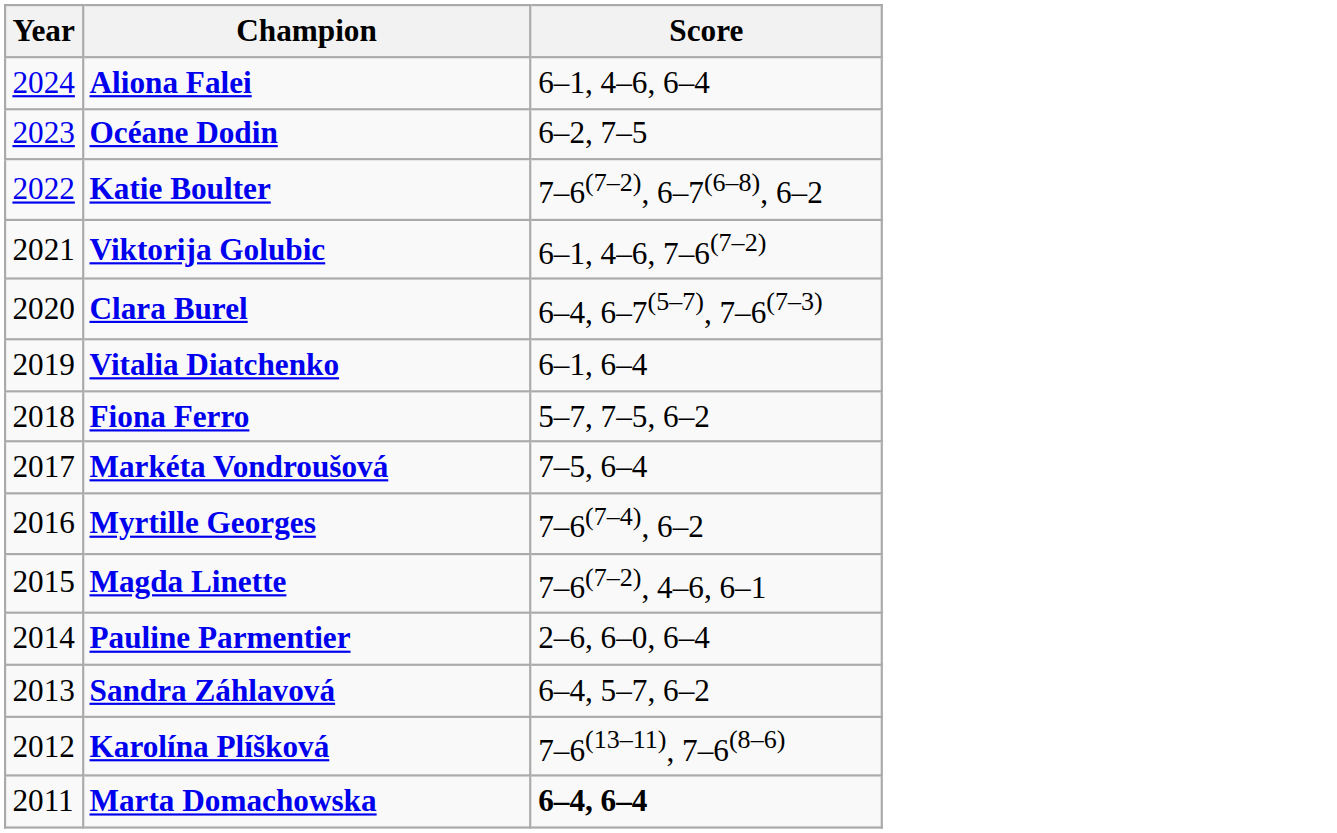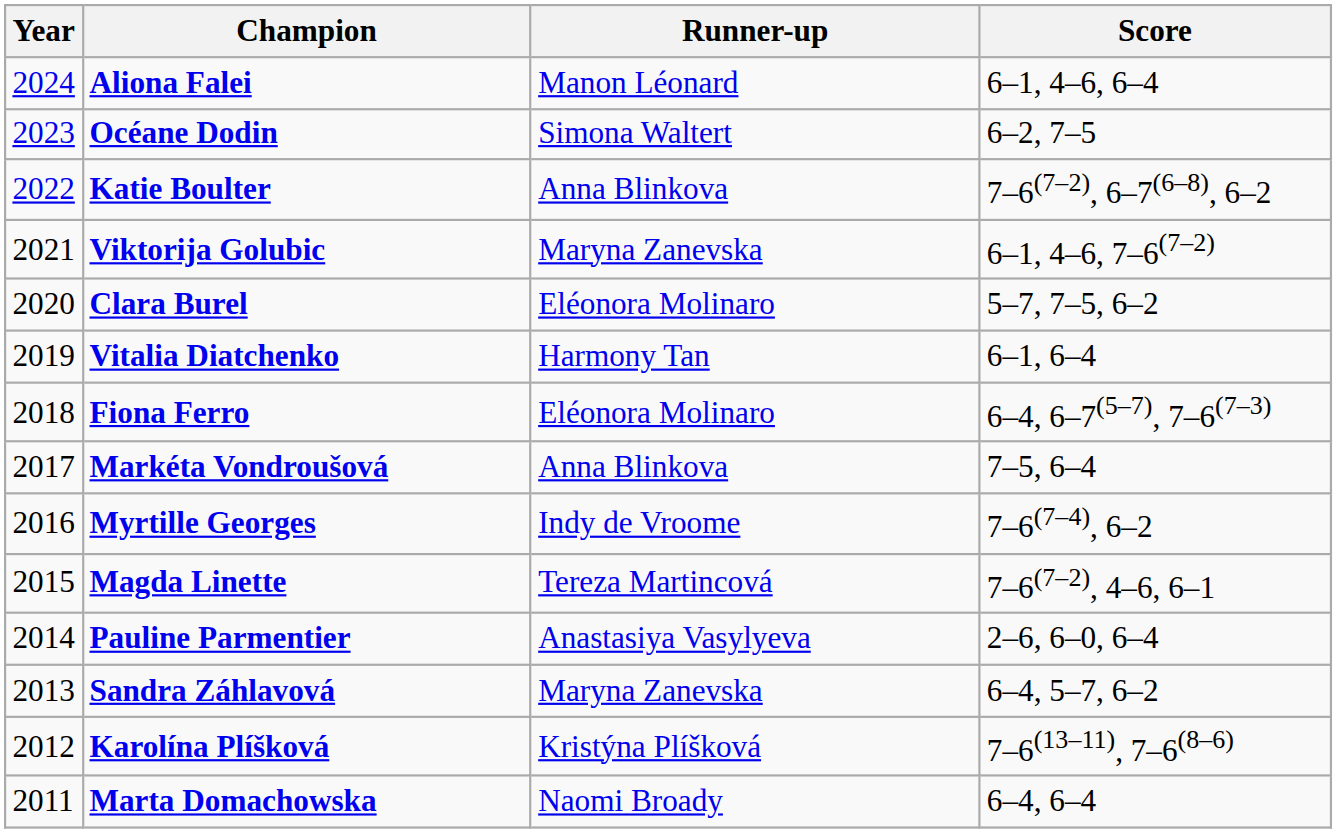+ column: (755, 30)
(680, 308) 6–4, 6–7(5–7), 7–6(7–3) -> (1073, 304) 5–7, 7–5, 6–2
(624, 416) 5–7, 7–5, 6–2 -> (1129, 412) 6–4, 6–7(5–7), 7–6(7–3)
(593, 801) bold -> (1041, 801) normal
